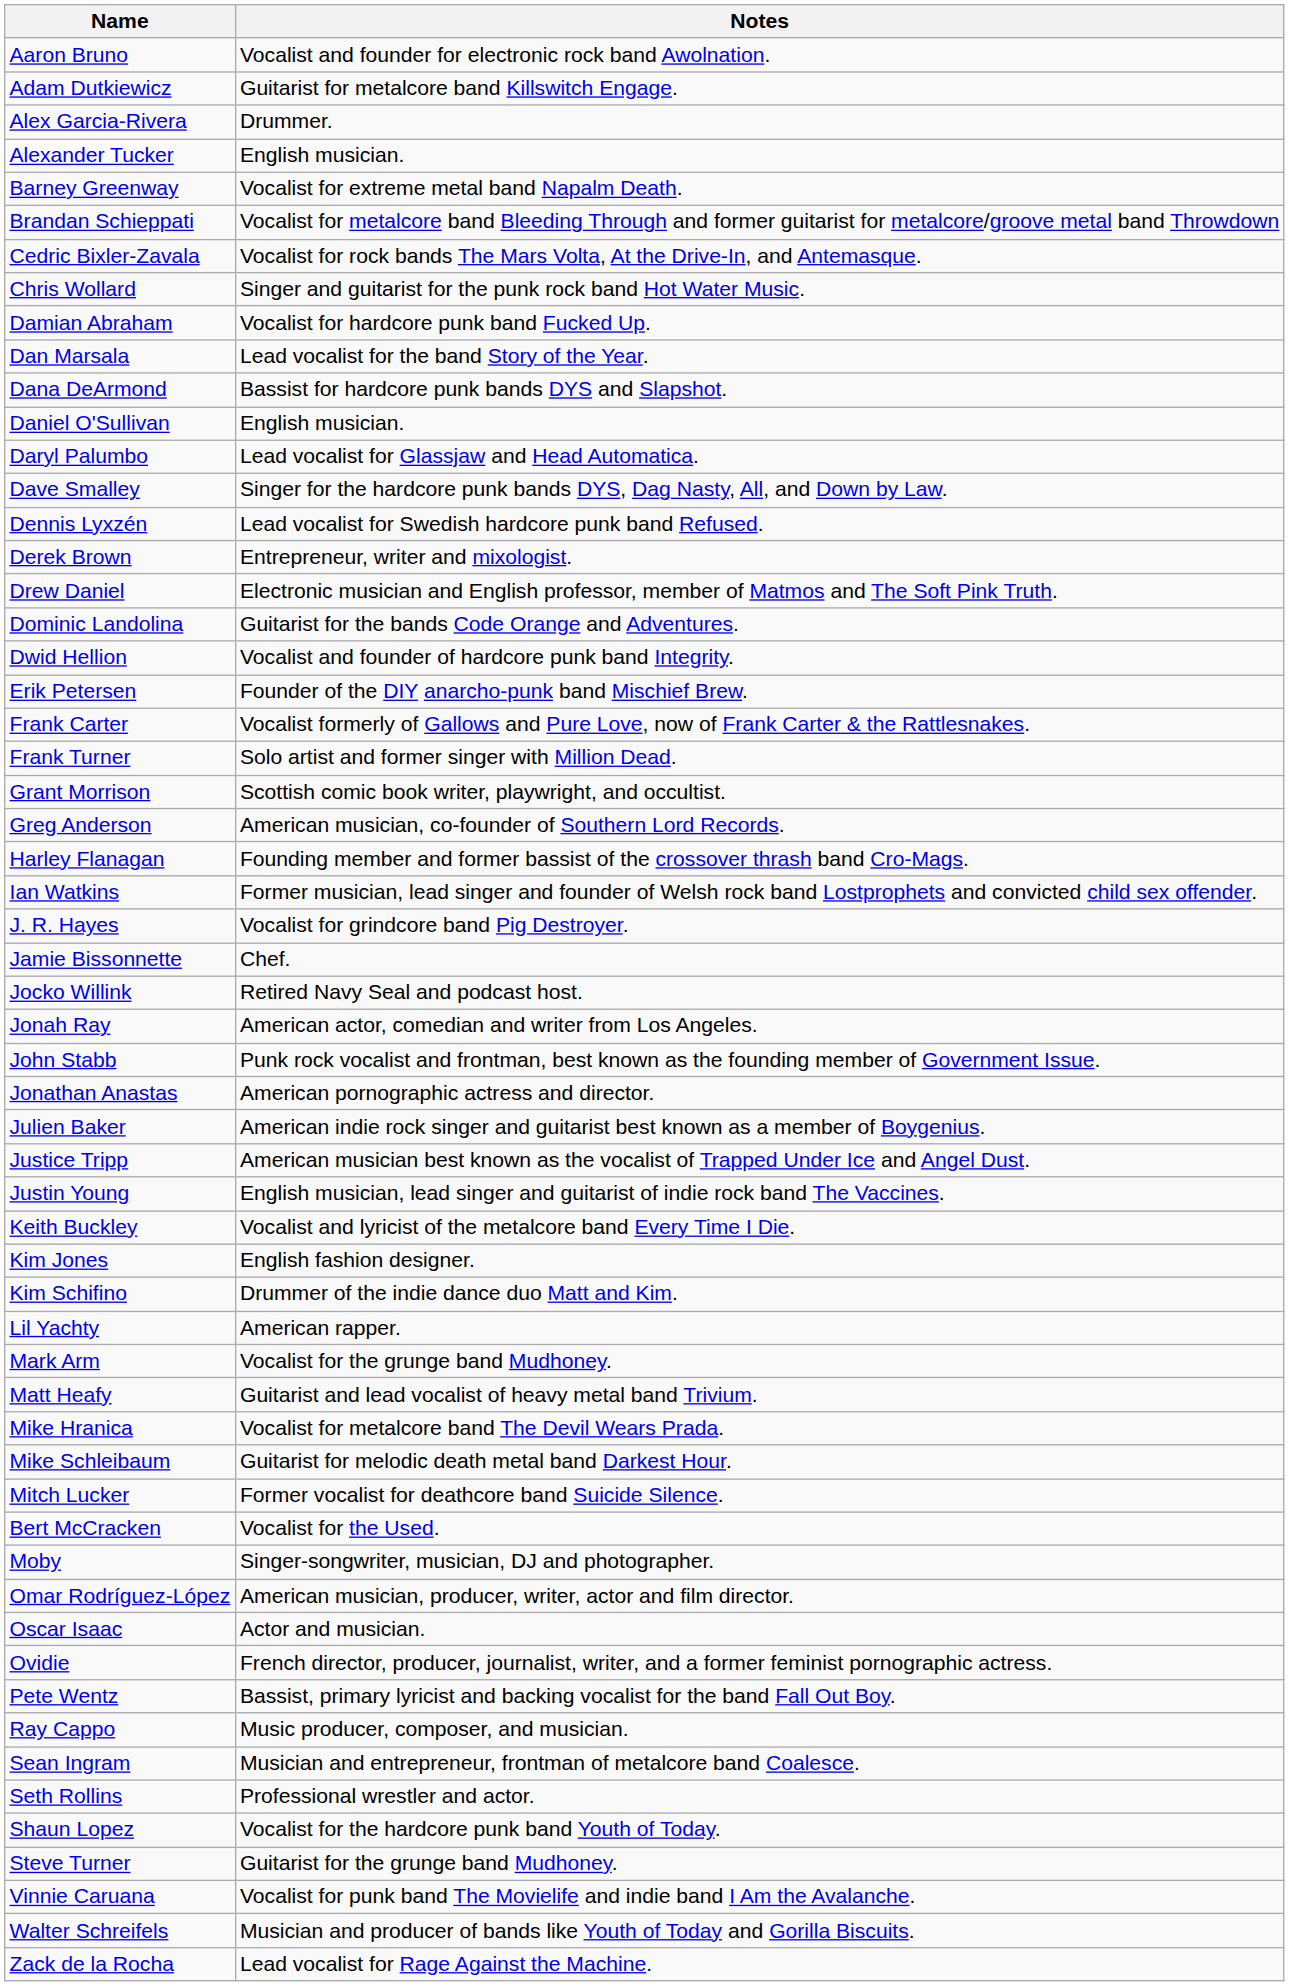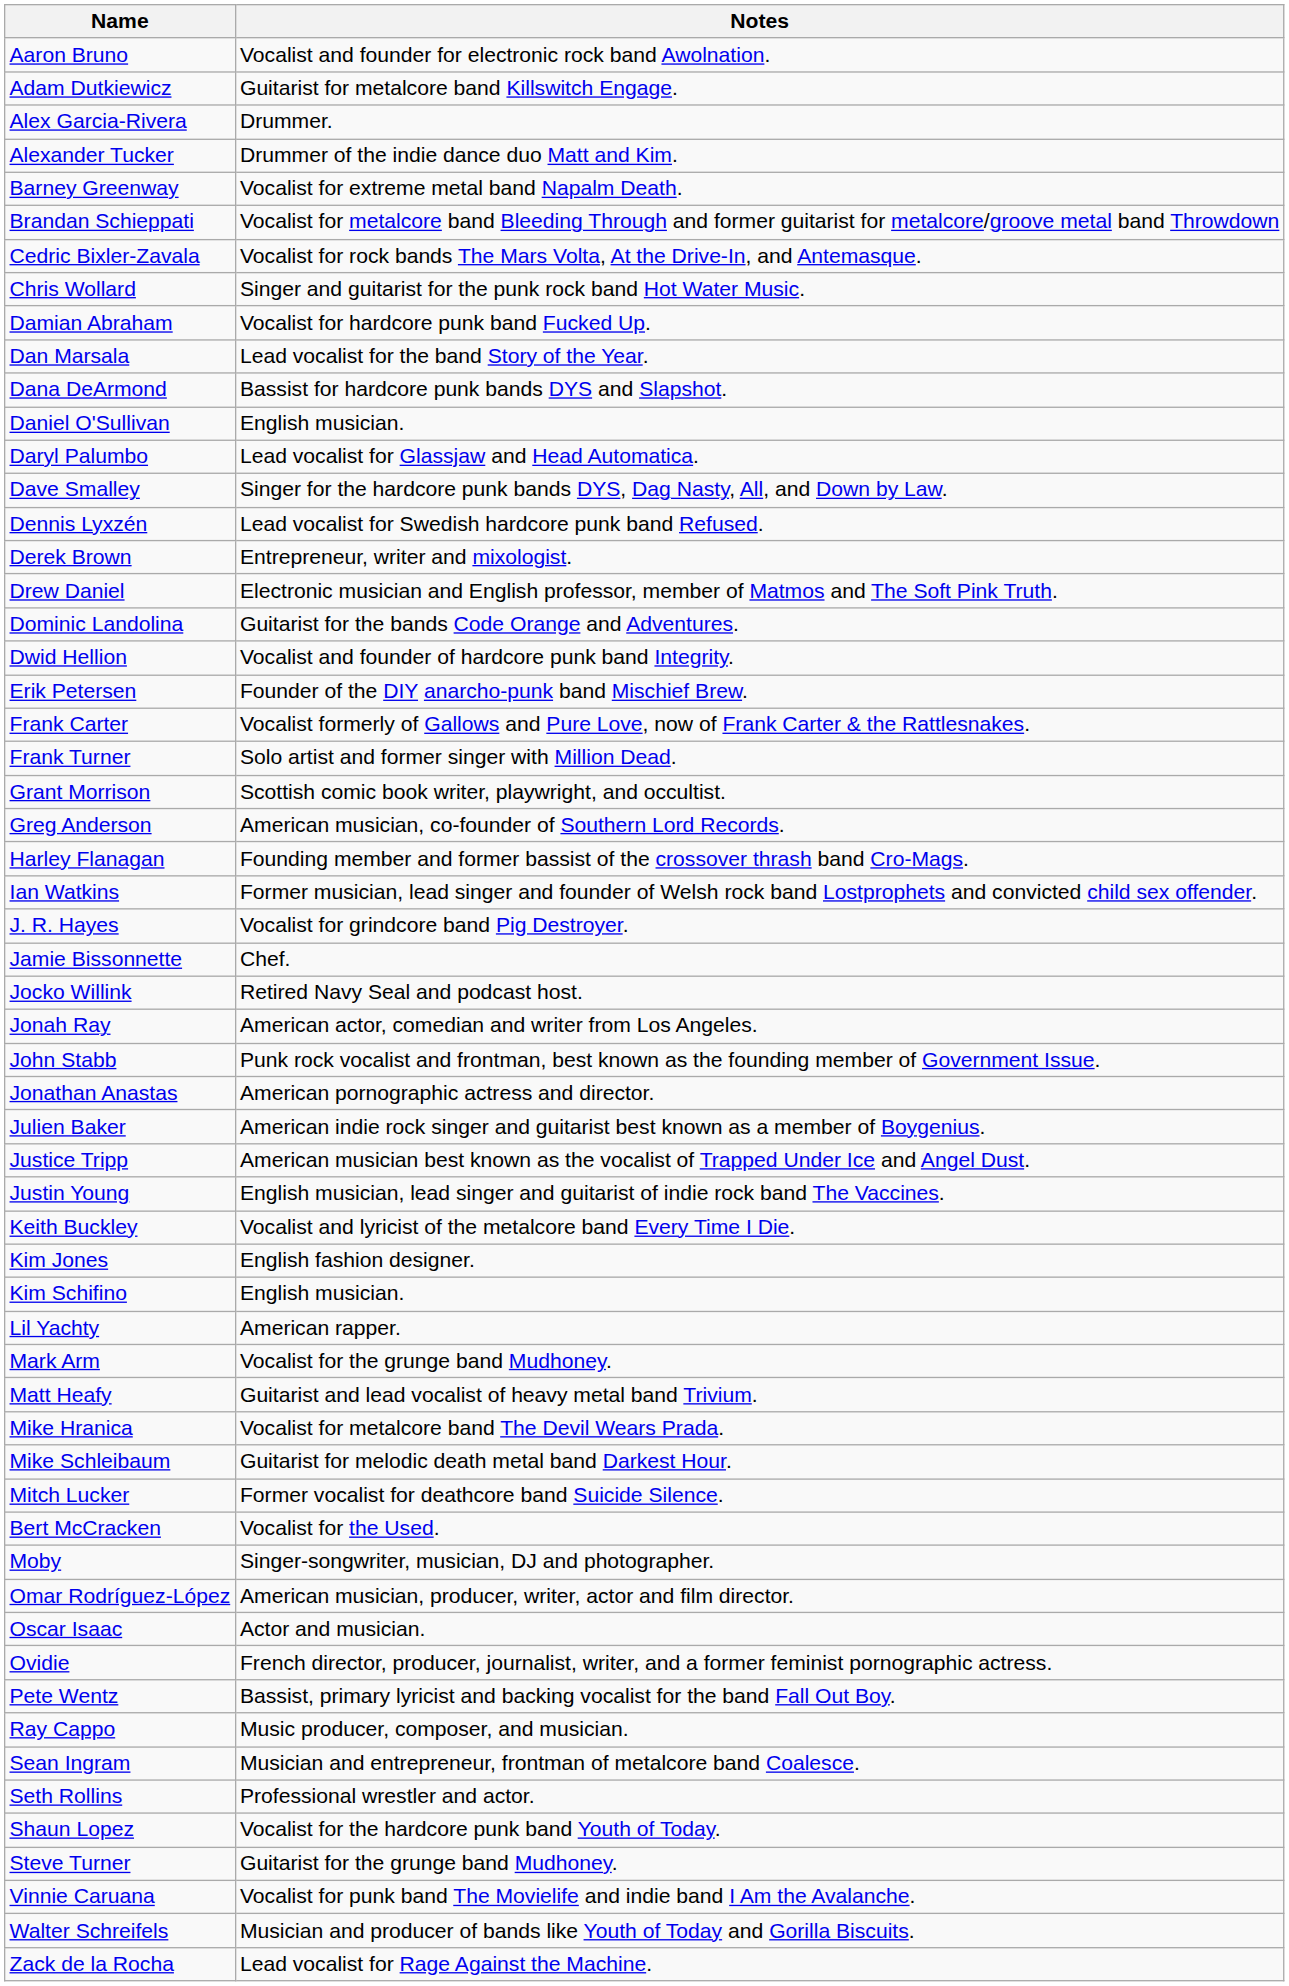(322, 155) English musician. -> (459, 155) Drummer of the indie dance duo Matt and Kim.
(459, 1294) Drummer of the indie dance duo Matt and Kim. -> (322, 1294) English musician.
